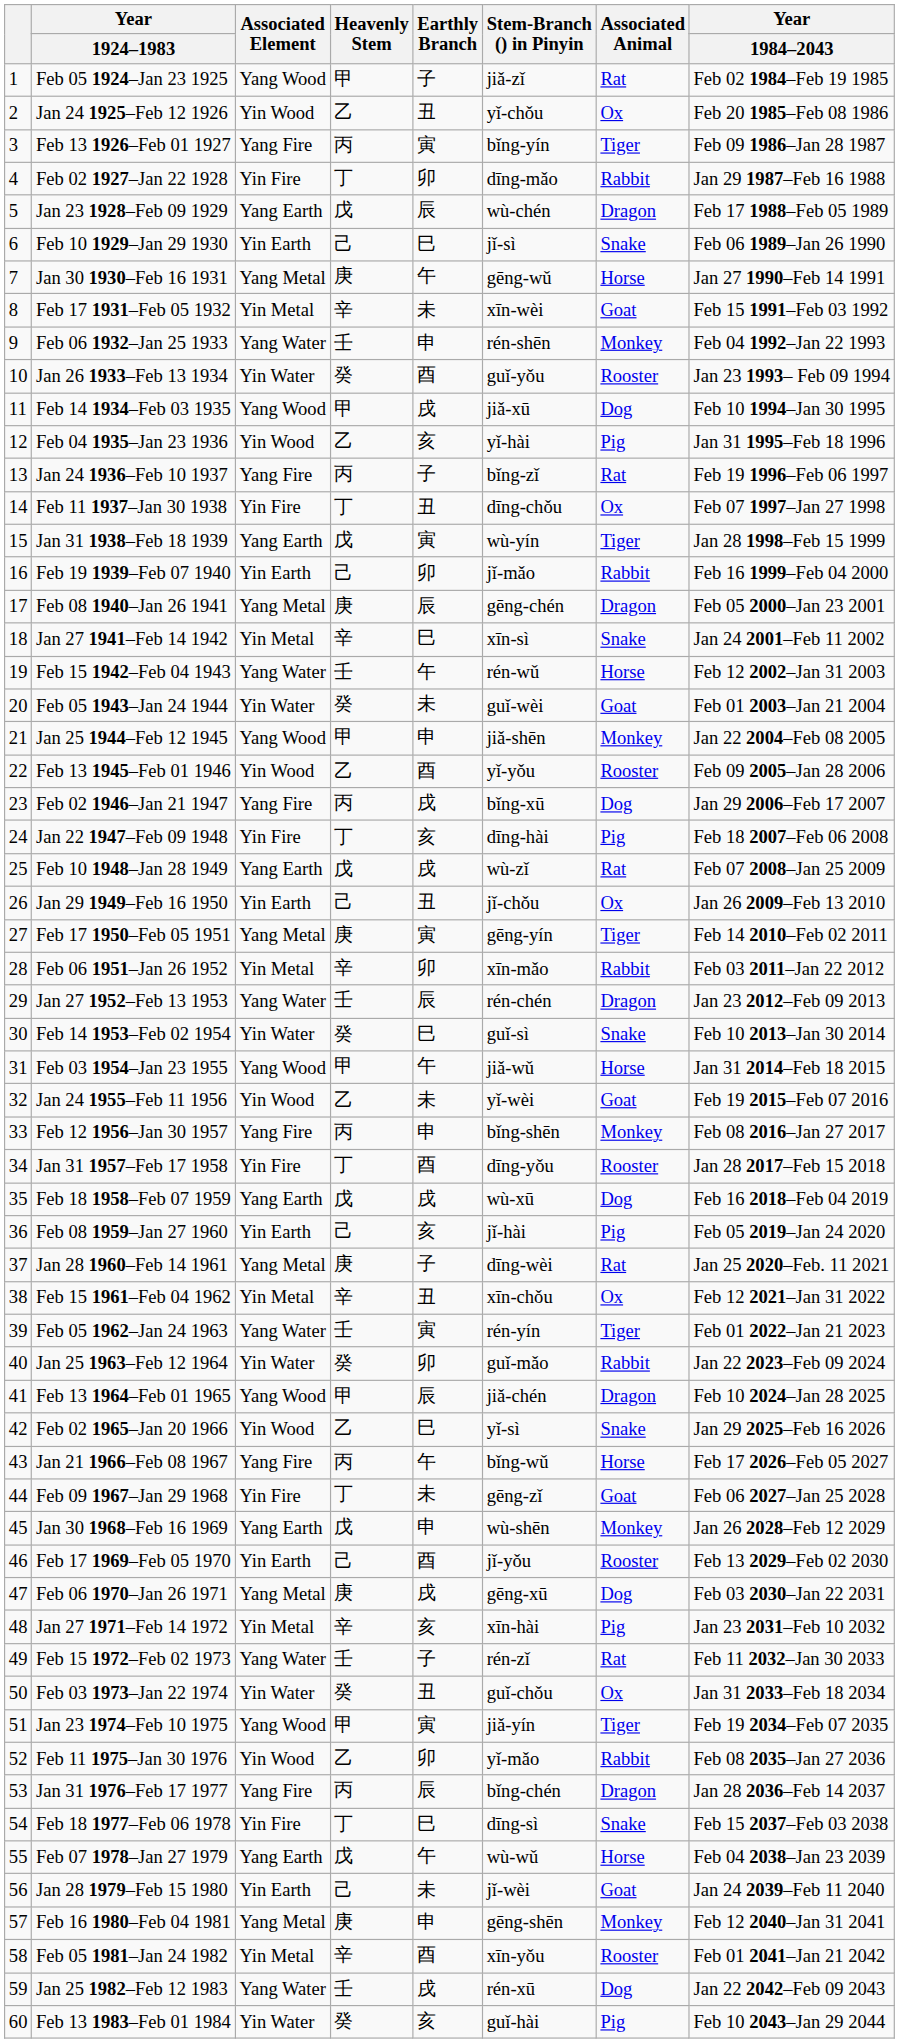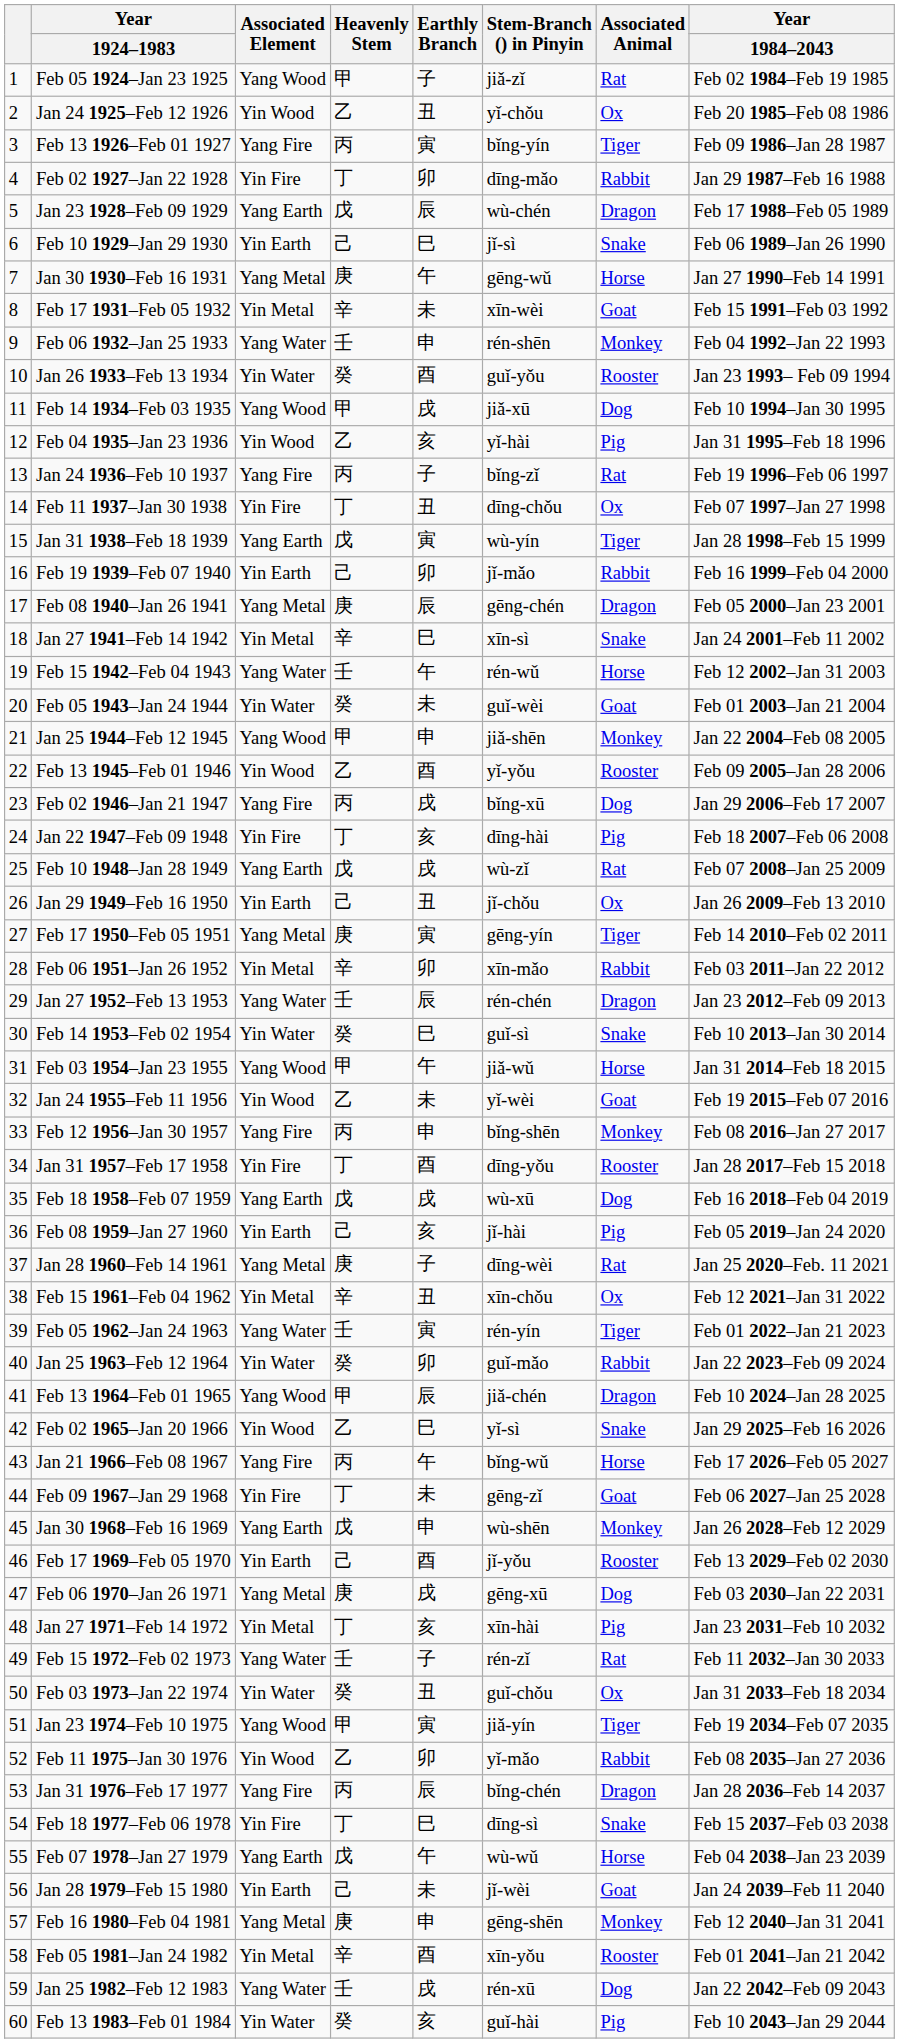(344, 1626) 辛 -> (344, 1626) 丁
